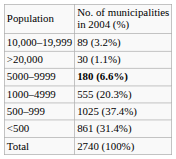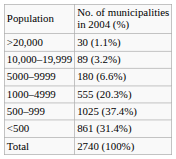rows swapped: (25, 59) <-> (39, 42)
(103, 77) bold -> (102, 77) normal
